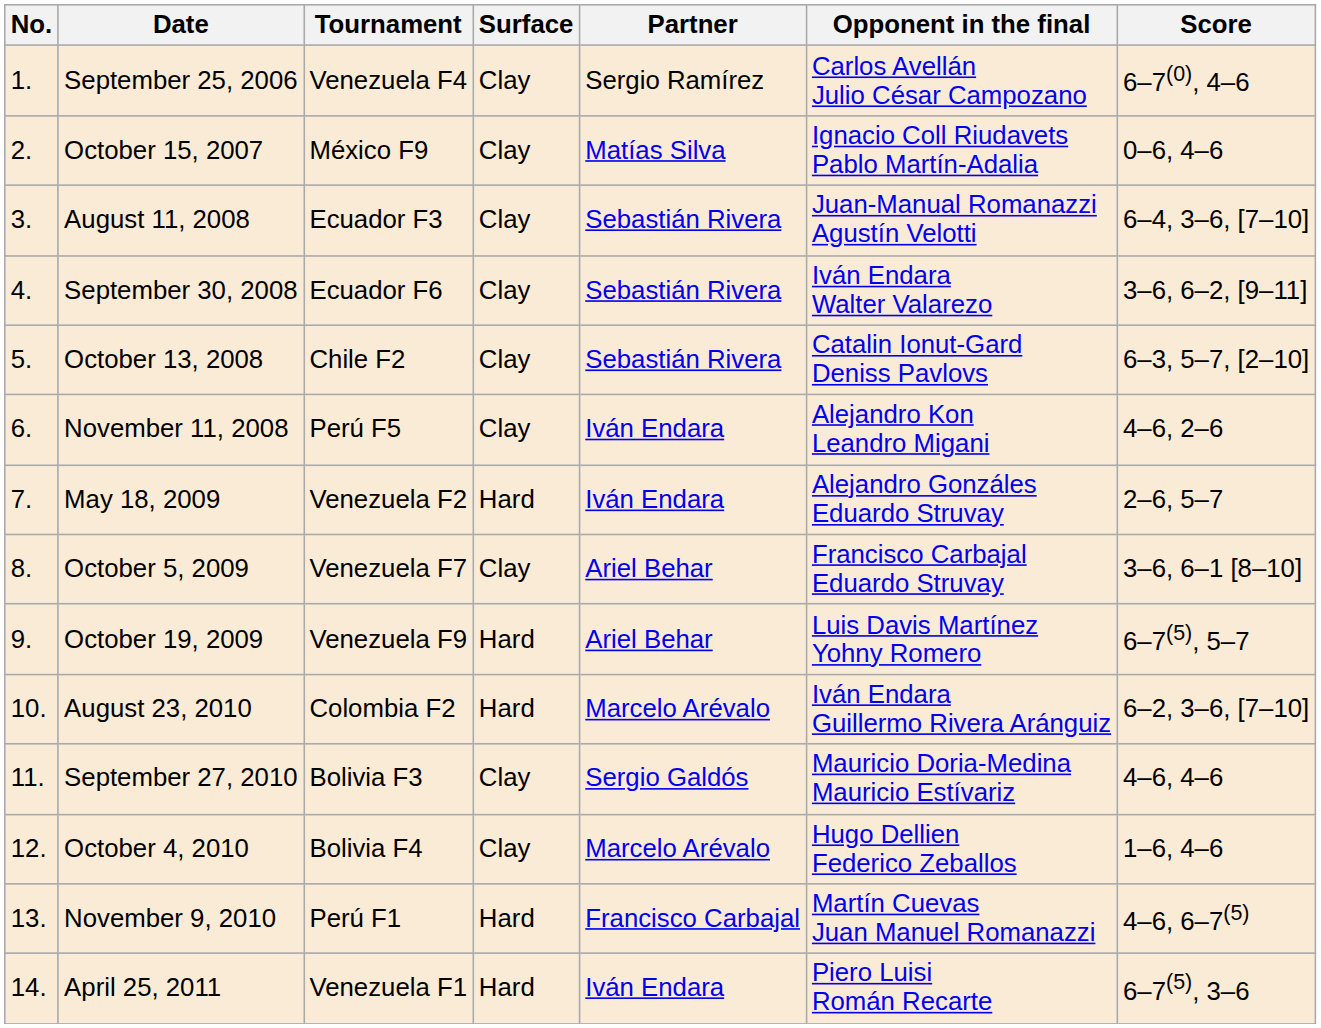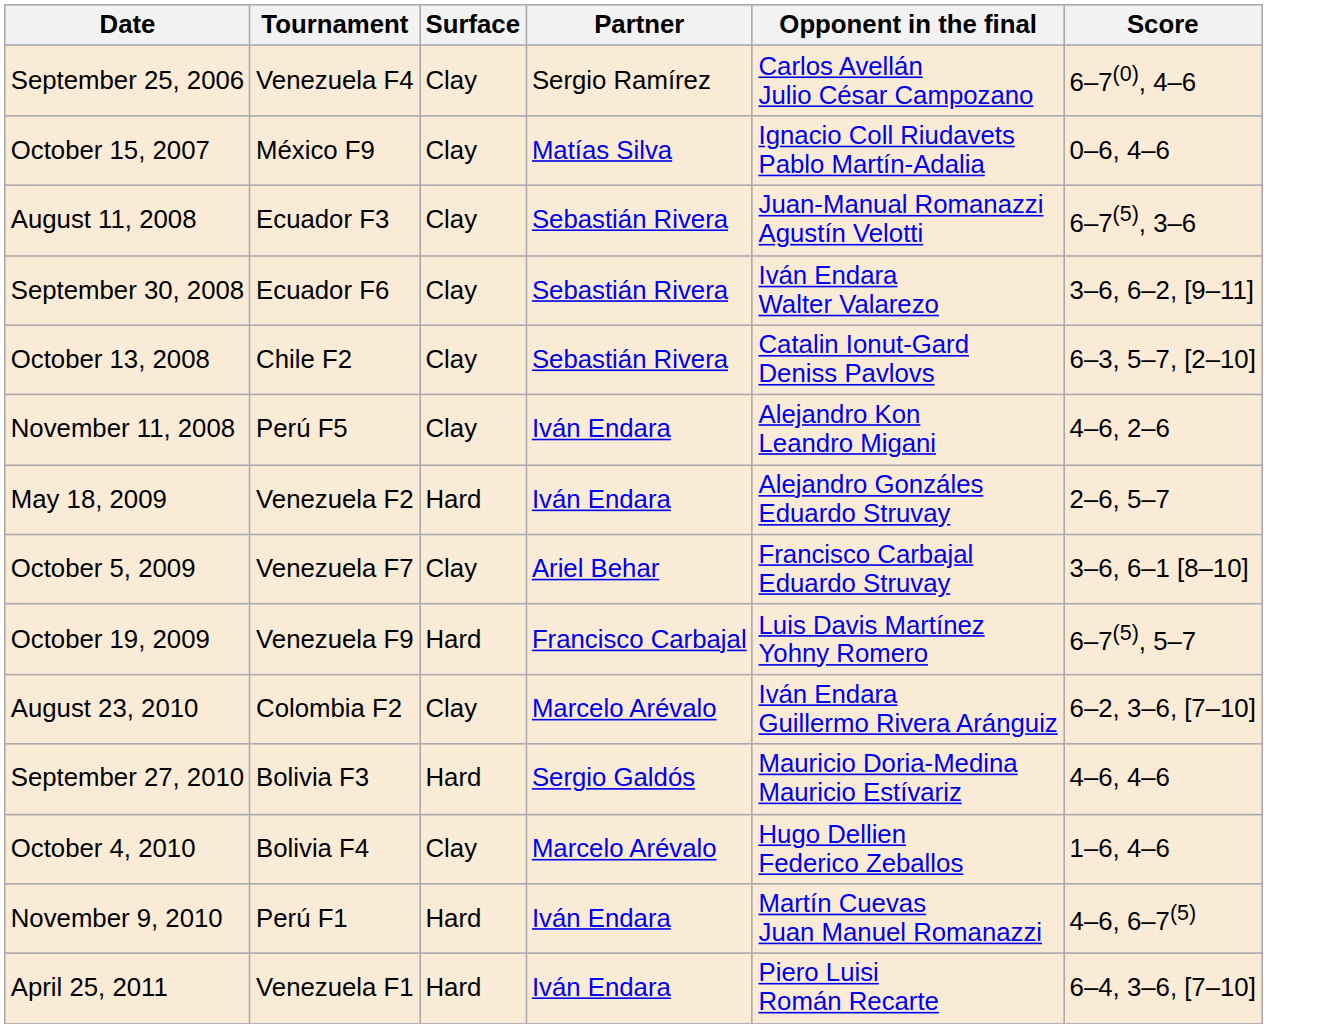- column: (31, 24)
(1216, 219) 6–4, 3–6, [7–10] -> (1133, 219) 6–7(5), 3–6
(649, 638) Ariel Behar -> (639, 638) Francisco Carbajal
(507, 708) Hard -> (451, 708) Clay
(505, 778) Clay -> (453, 778) Hard
(693, 918) Francisco Carbajal -> (601, 918) Iván Endara
(1186, 988) 6–7(5), 3–6 -> (1163, 988) 6–4, 3–6, [7–10]
